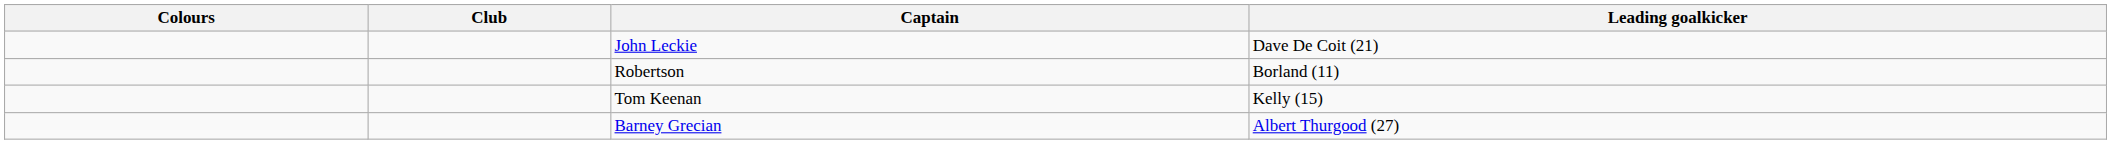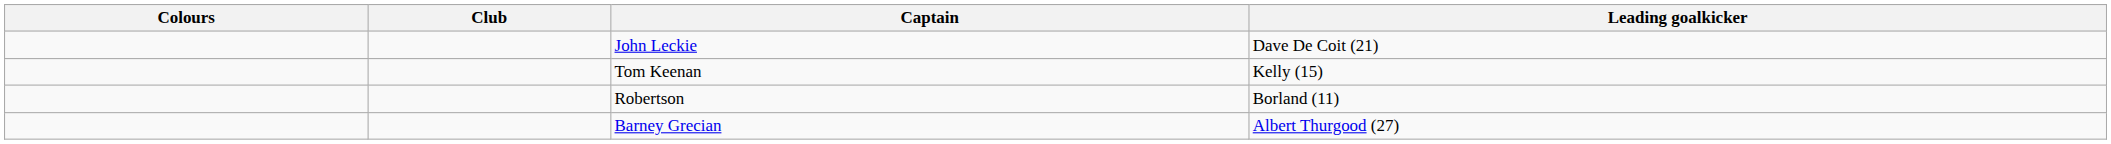rows swapped: (658, 98) <-> (649, 71)
